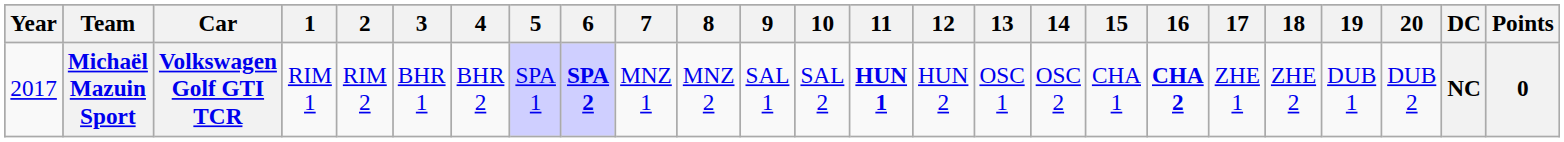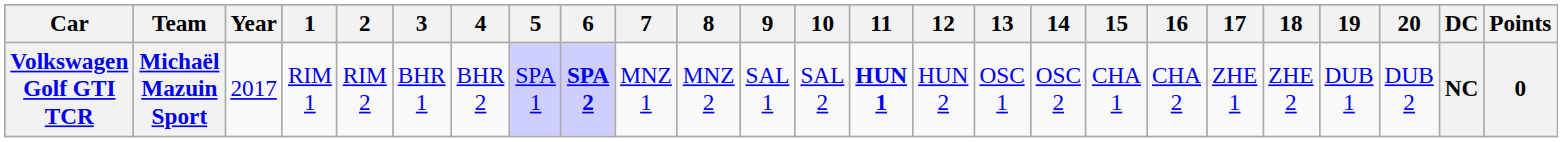columns swapped: (34, 23) <-> (218, 23)
(1178, 89) bold -> (1177, 89) normal
